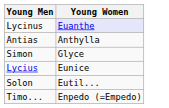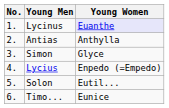+ column: (14, 11)
(73, 68) Eunice -> (120, 68) Enpedo (=Empedo)
(100, 97) Enpedo (=Empedo) -> (93, 97) Eunice
